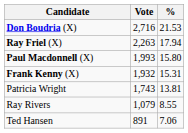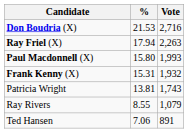columns swapped: (144, 12) <-> (170, 12)
